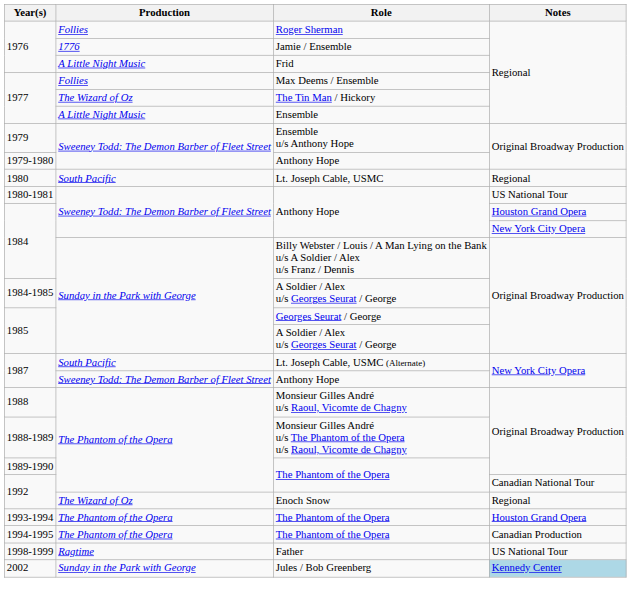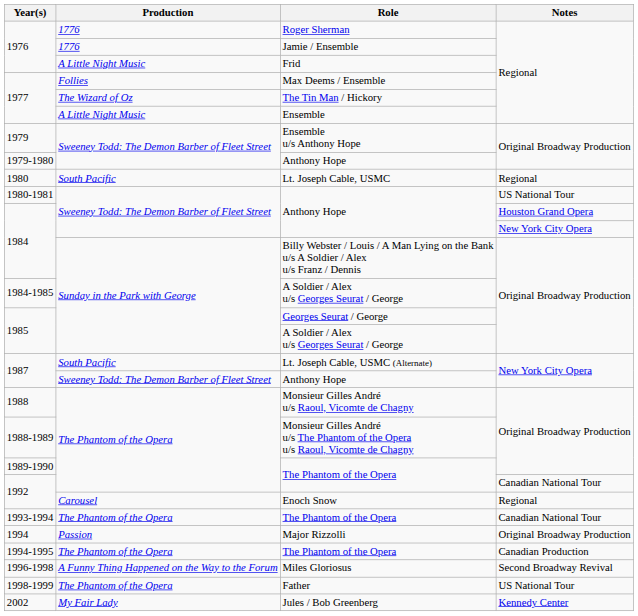(73, 30) Follies -> (69, 30) 1776
(95, 500) The Wizard of Oz -> (78, 500) Carousel
(539, 517) Houston Grand Opera -> (550, 517) Canadian National Tour
+ row: (18, 534)
+ row: (30, 568)
(76, 551) Ragtime -> (115, 585) The Phantom of the Opera
(127, 568) Sunday in the Park with George -> (88, 602) My Fair Lady
(527, 568) lightblue background -> (533, 602) no background
